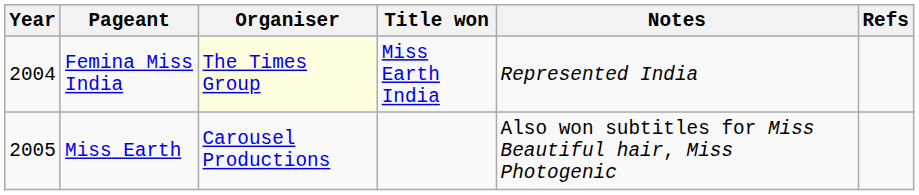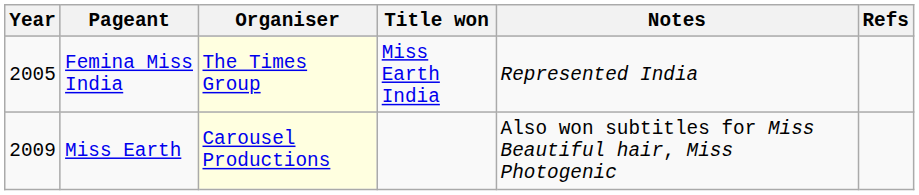(33, 74) 2004 -> (33, 74) 2005
(33, 151) 2005 -> (33, 151) 2009
(266, 151) no background -> (266, 151) lightyellow background
